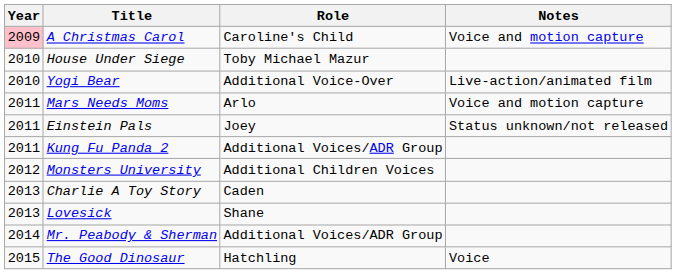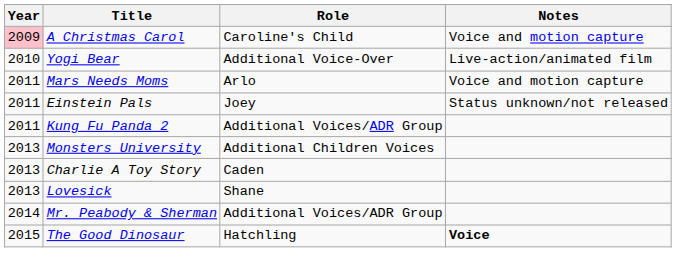- row: (116, 60)
(24, 170) 2012 -> (24, 148) 2013
(469, 258) normal -> (469, 236) bold
